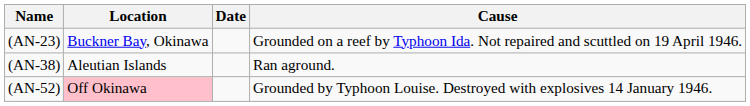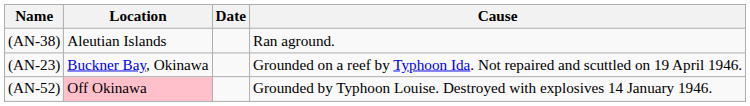rows swapped: (34, 64) <-> (34, 40)
